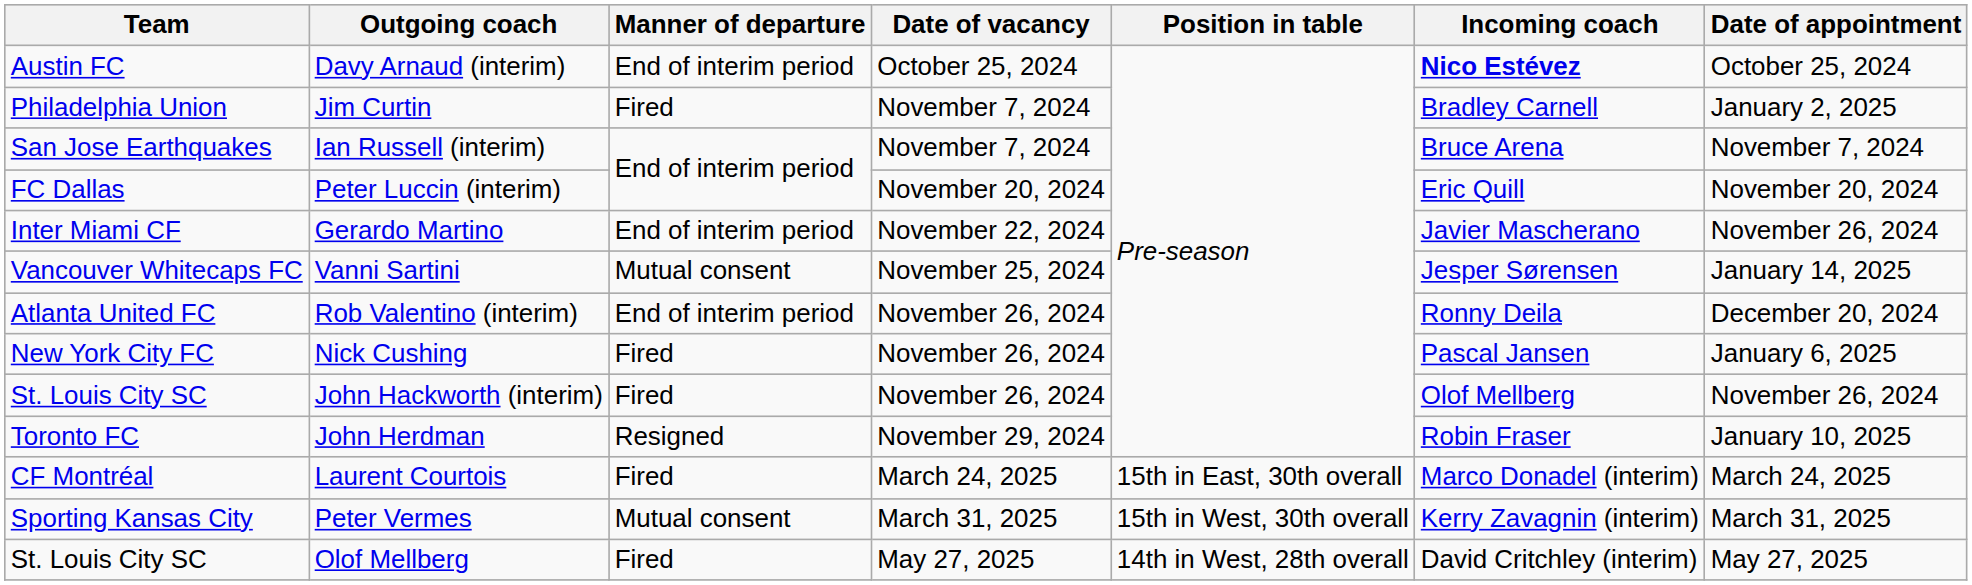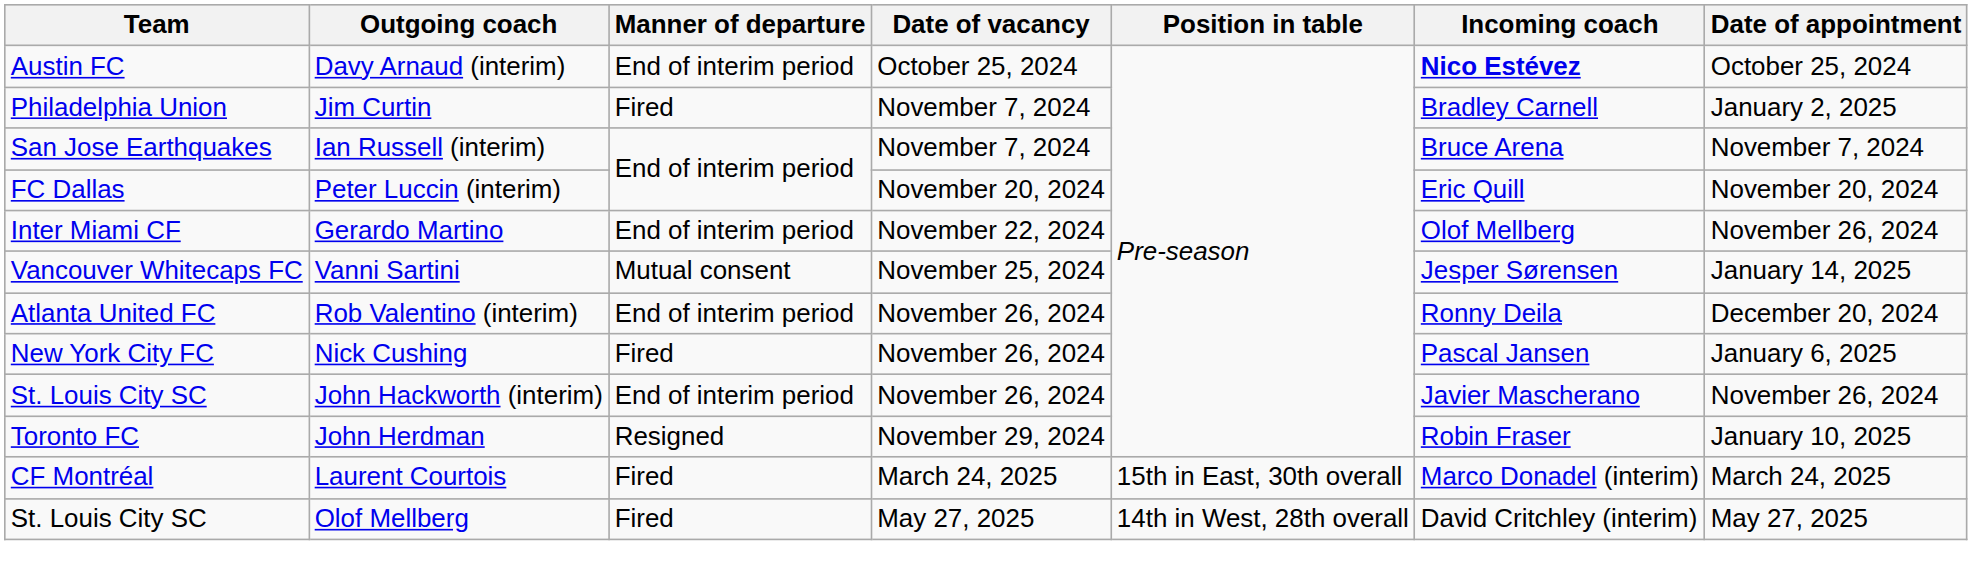(1530, 230) Javier Mascherano -> (1498, 230) Olof Mellberg
(644, 395) Fired -> (734, 395) End of interim period
(1498, 395) Olof Mellberg -> (1530, 395) Javier Mascherano
- row: (393, 518)
